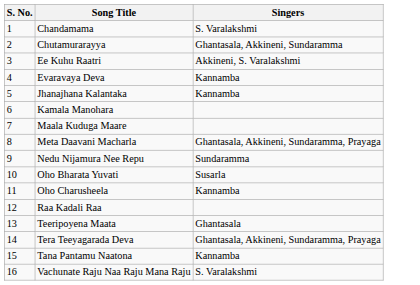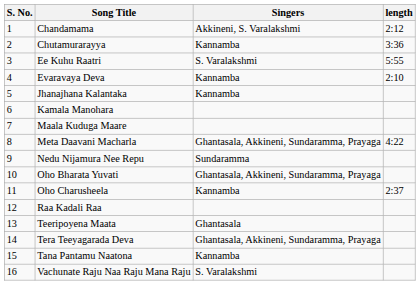+ column: (399, 12)
(226, 28) S. Varalakshmi -> (248, 28) Akkineni, S. Varalakshmi
(269, 45) Ghantasala, Akkineni, Sundaramma -> (217, 45) Kannamba
(248, 61) Akkineni, S. Varalakshmi -> (226, 61) S. Varalakshmi
(210, 175) Susarla -> (288, 175) Ghantasala, Akkineni, Sundaramma, Prayaga
